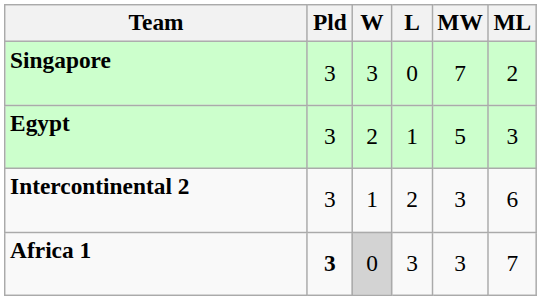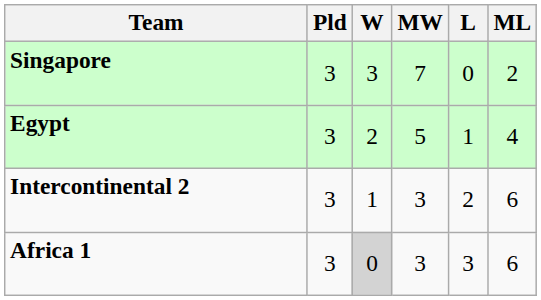columns swapped: (412, 23) <-> (460, 23)
(512, 136) 3 -> (512, 136) 4
(330, 263) bold -> (330, 263) normal
(512, 263) 7 -> (512, 263) 6
